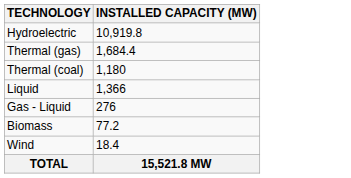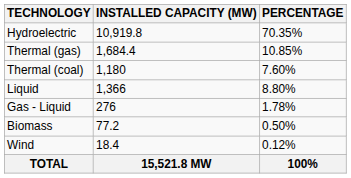+ column: (303, 13)
